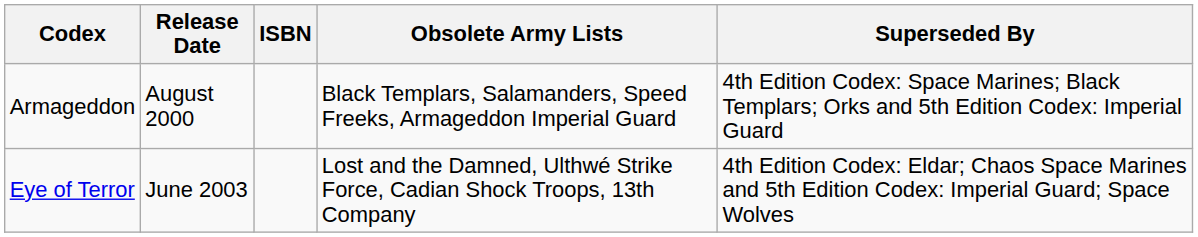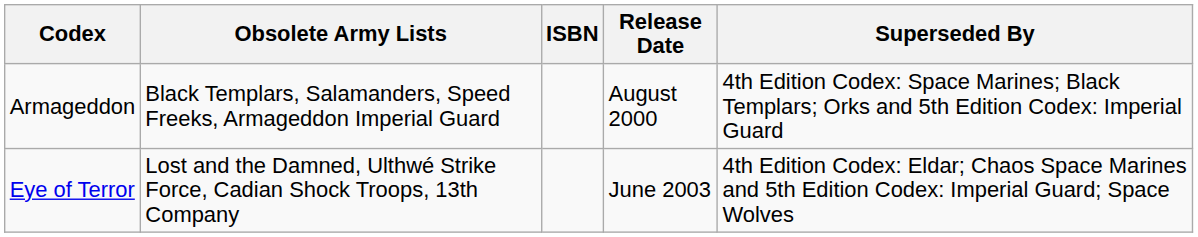columns swapped: (517, 34) <-> (197, 34)
